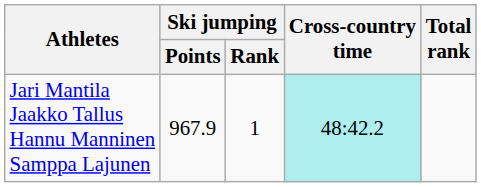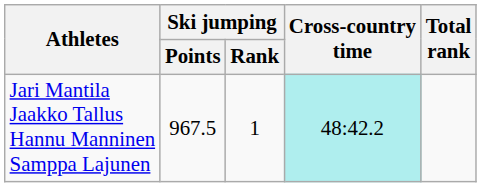(193, 127) 967.9 -> (193, 127) 967.5
